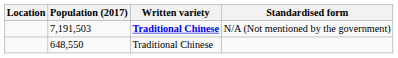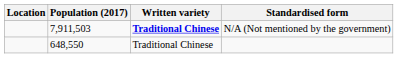(71, 28) 7,191,503 -> (70, 28) 7,911,503
